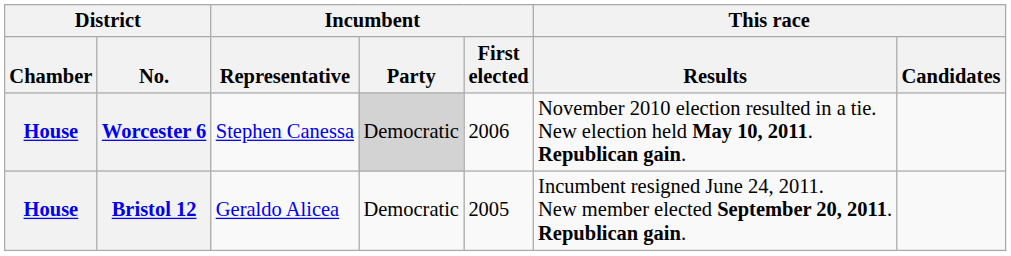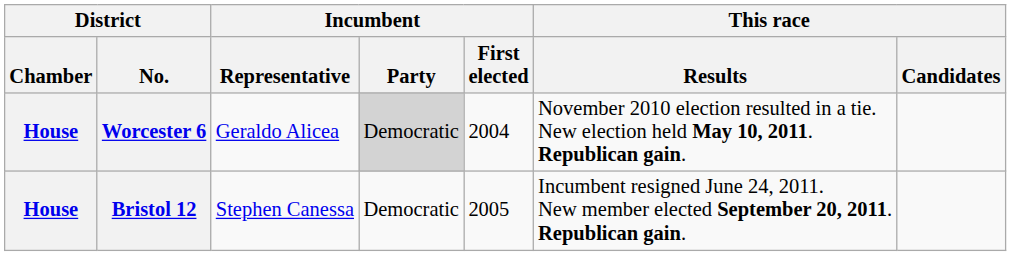(285, 131) Stephen Canessa -> (277, 131) Geraldo Alicea
(489, 131) 2006 -> (489, 131) 2004
(277, 210) Geraldo Alicea -> (285, 210) Stephen Canessa
